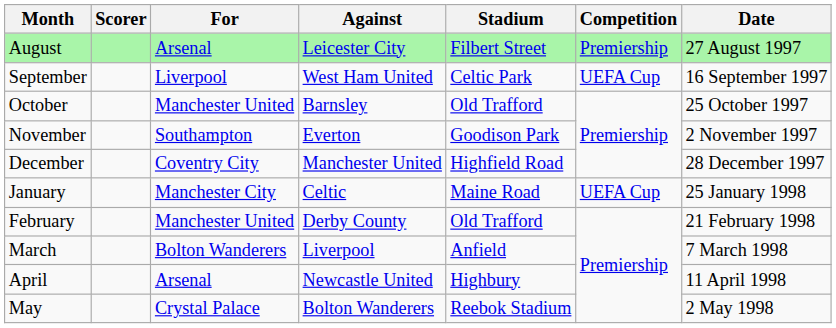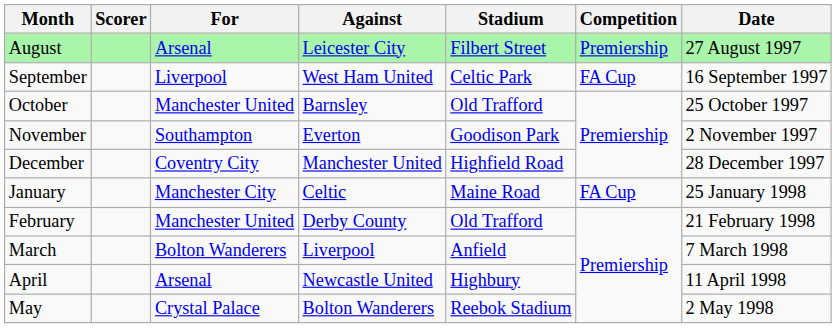(620, 76) UEFA Cup -> (608, 76) FA Cup
(620, 192) UEFA Cup -> (608, 192) FA Cup
